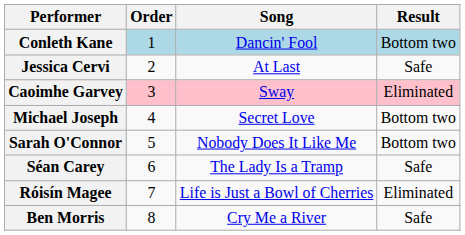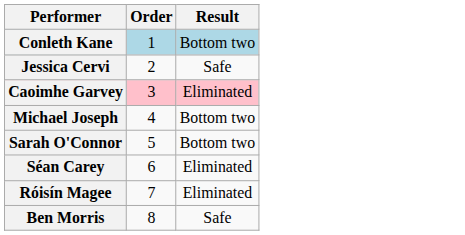- column: (277, 17)
(418, 167) Safe -> (217, 167) Eliminated
